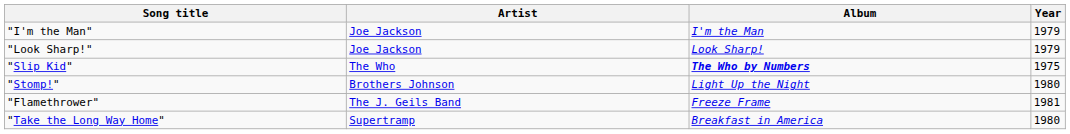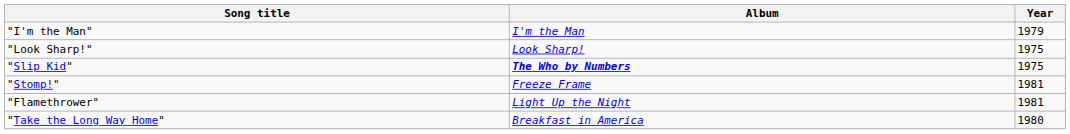- column: (518, 13)
(1047, 49) 1979 -> (1031, 49) 1975
(751, 85) Light Up the Night -> (552, 85) Freeze Frame
(1047, 85) 1980 -> (1031, 85) 1981
(731, 102) Freeze Frame -> (571, 102) Light Up the Night
